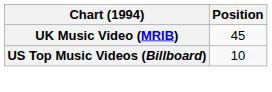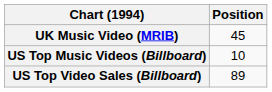+ row: (107, 76)
